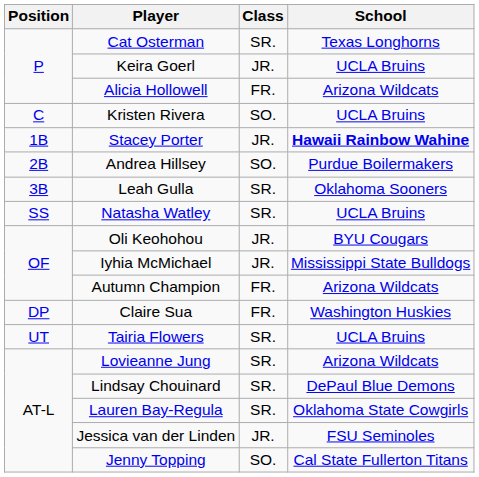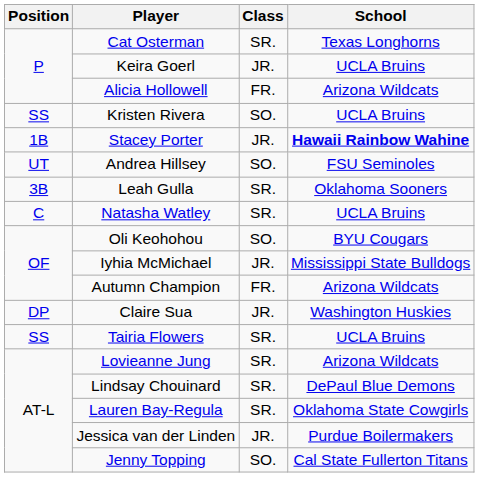(39, 115) C -> (39, 115) SS
(39, 164) 2B -> (39, 164) UT
(381, 164) Purdue Boilermakers -> (381, 164) FSU Seminoles
(39, 213) SS -> (39, 213) C
(263, 238) JR. -> (263, 238) SO.
(263, 312) FR. -> (263, 312) JR.
(39, 336) UT -> (39, 336) SS
(381, 435) FSU Seminoles -> (381, 435) Purdue Boilermakers
